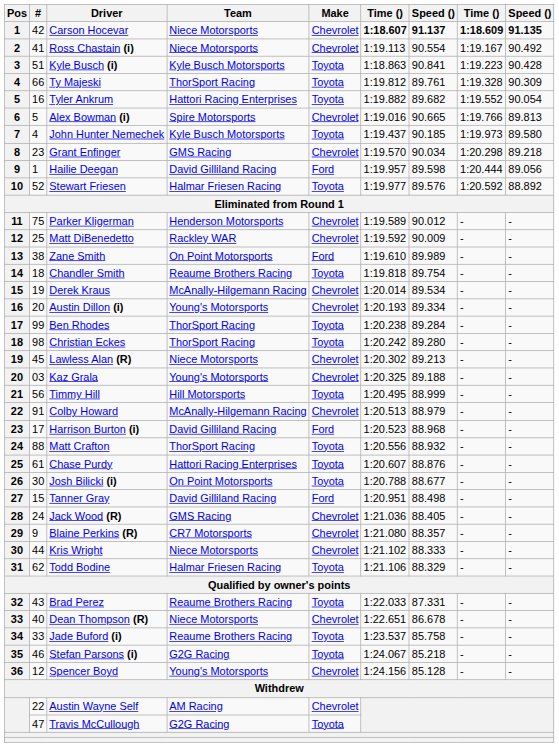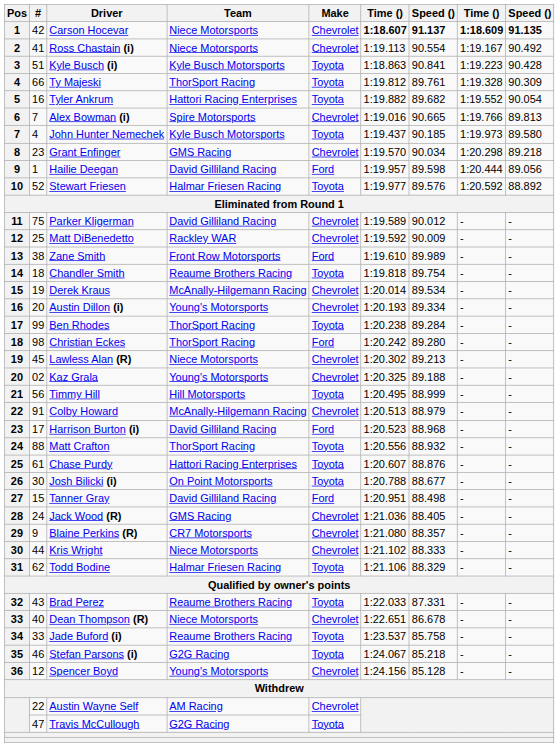(35, 117) 5 -> (35, 117) 7
(226, 221) Henderson Motorsports -> (223, 221) David Gilliland Racing
(221, 256) On Point Motorsports -> (225, 256) Front Row Motorsports
(328, 342) Toyota -> (323, 342) Ford
(38, 377) 03 -> (38, 377) 02
